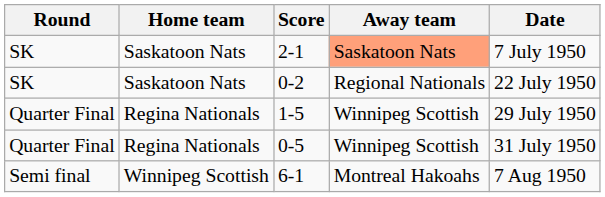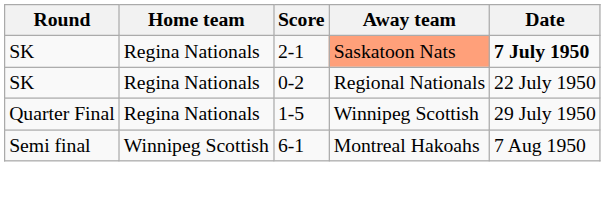(185, 51) Saskatoon Nats -> (192, 51) Regina Nationals
(540, 51) normal -> (542, 51) bold
(185, 82) Saskatoon Nats -> (192, 82) Regina Nationals
- row: (291, 144)
